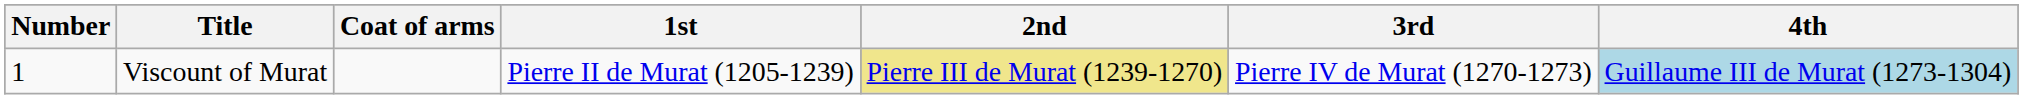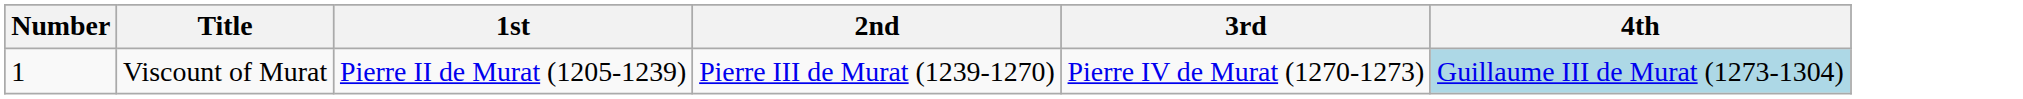- column: (417, 26)
(1044, 70) khaki background -> (877, 70) no background
